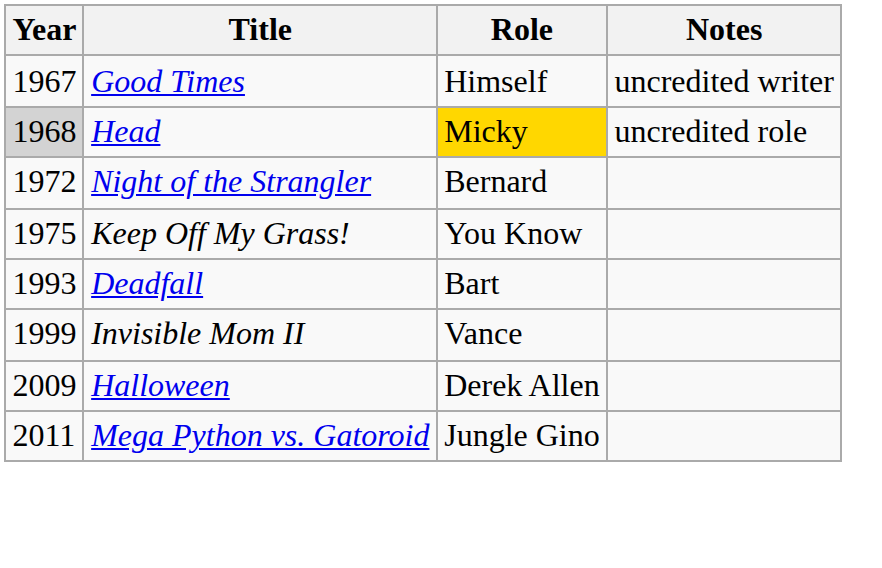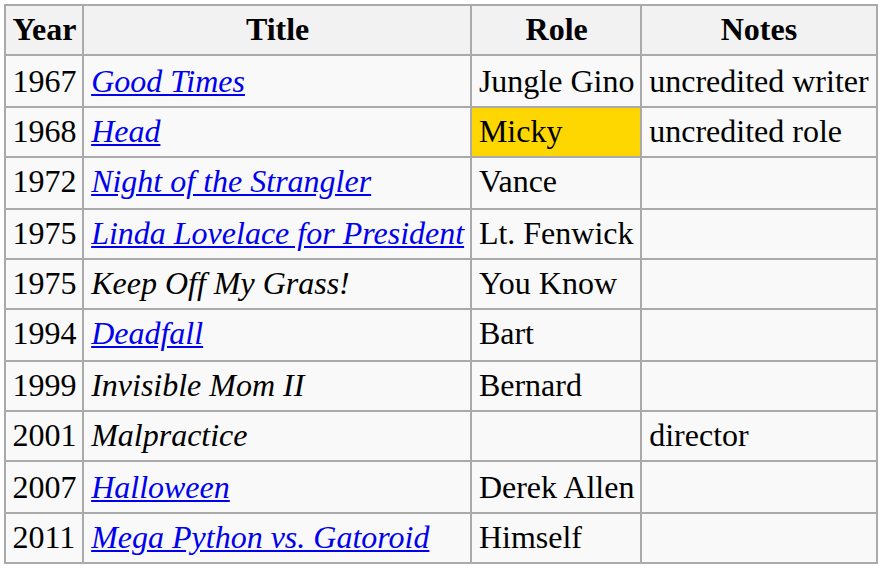(496, 80) Himself -> (557, 80) Jungle Gino
(44, 131) lightgrey background -> (44, 131) no background
(496, 182) Bernard -> (518, 182) Vance
+ row: (278, 232)
(44, 283) 1993 -> (44, 334) 1994
(483, 334) Vance -> (530, 385) Bernard
+ row: (169, 435)
(44, 385) 2009 -> (44, 486) 2007
(522, 435) Jungle Gino -> (530, 537) Himself
